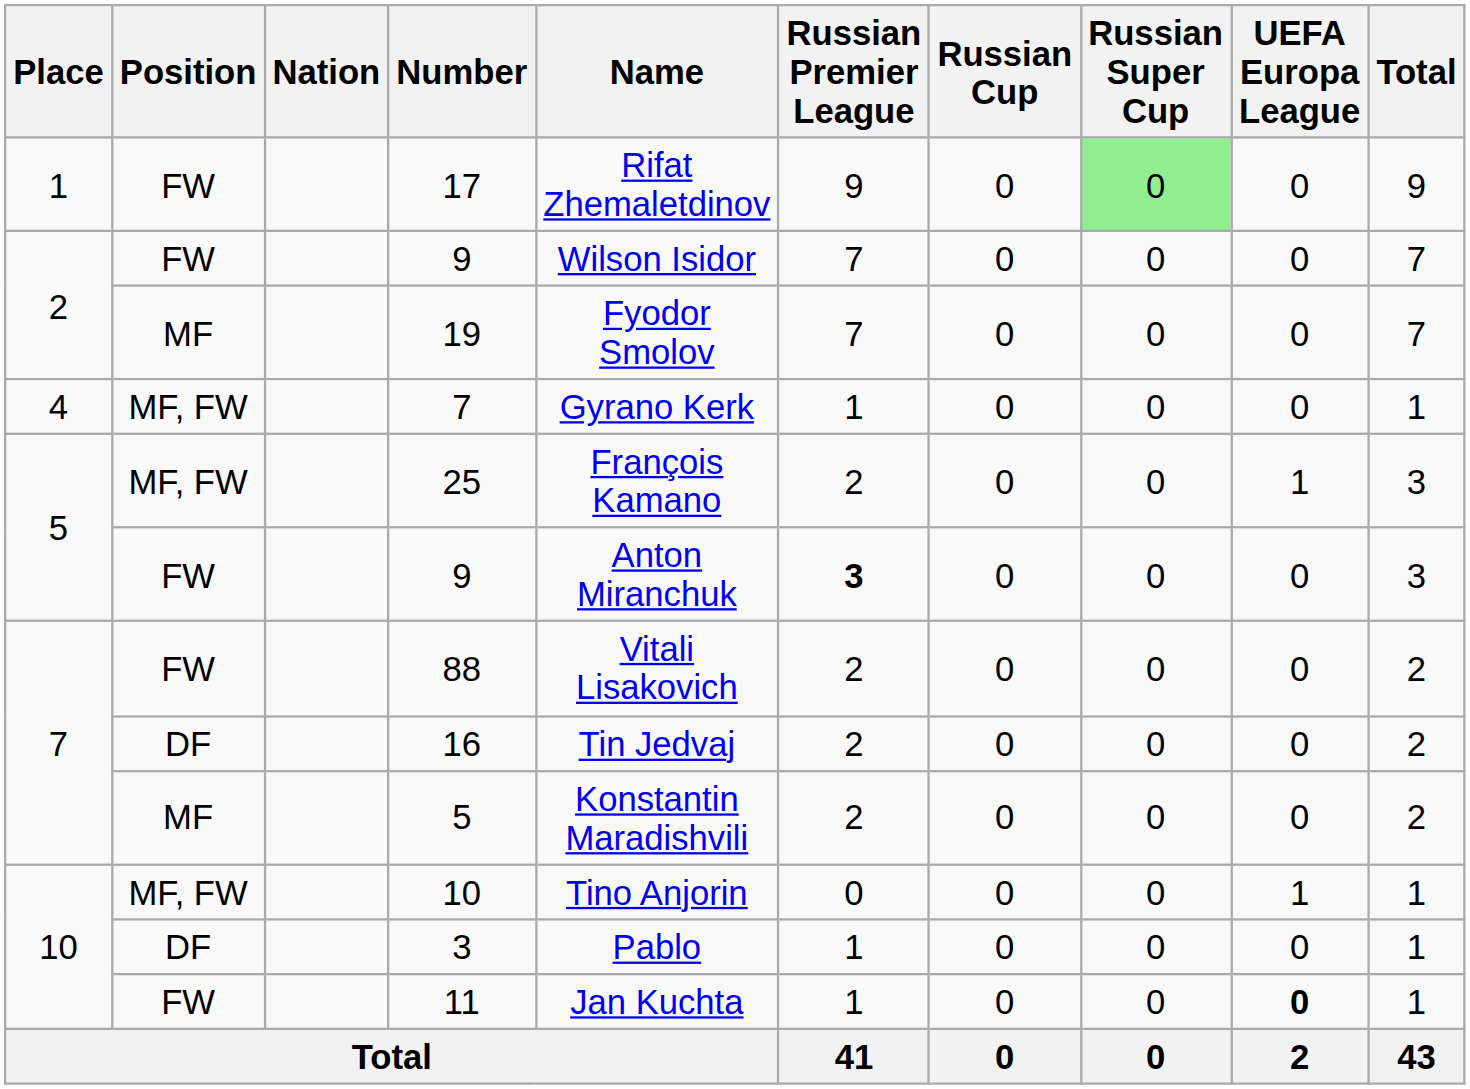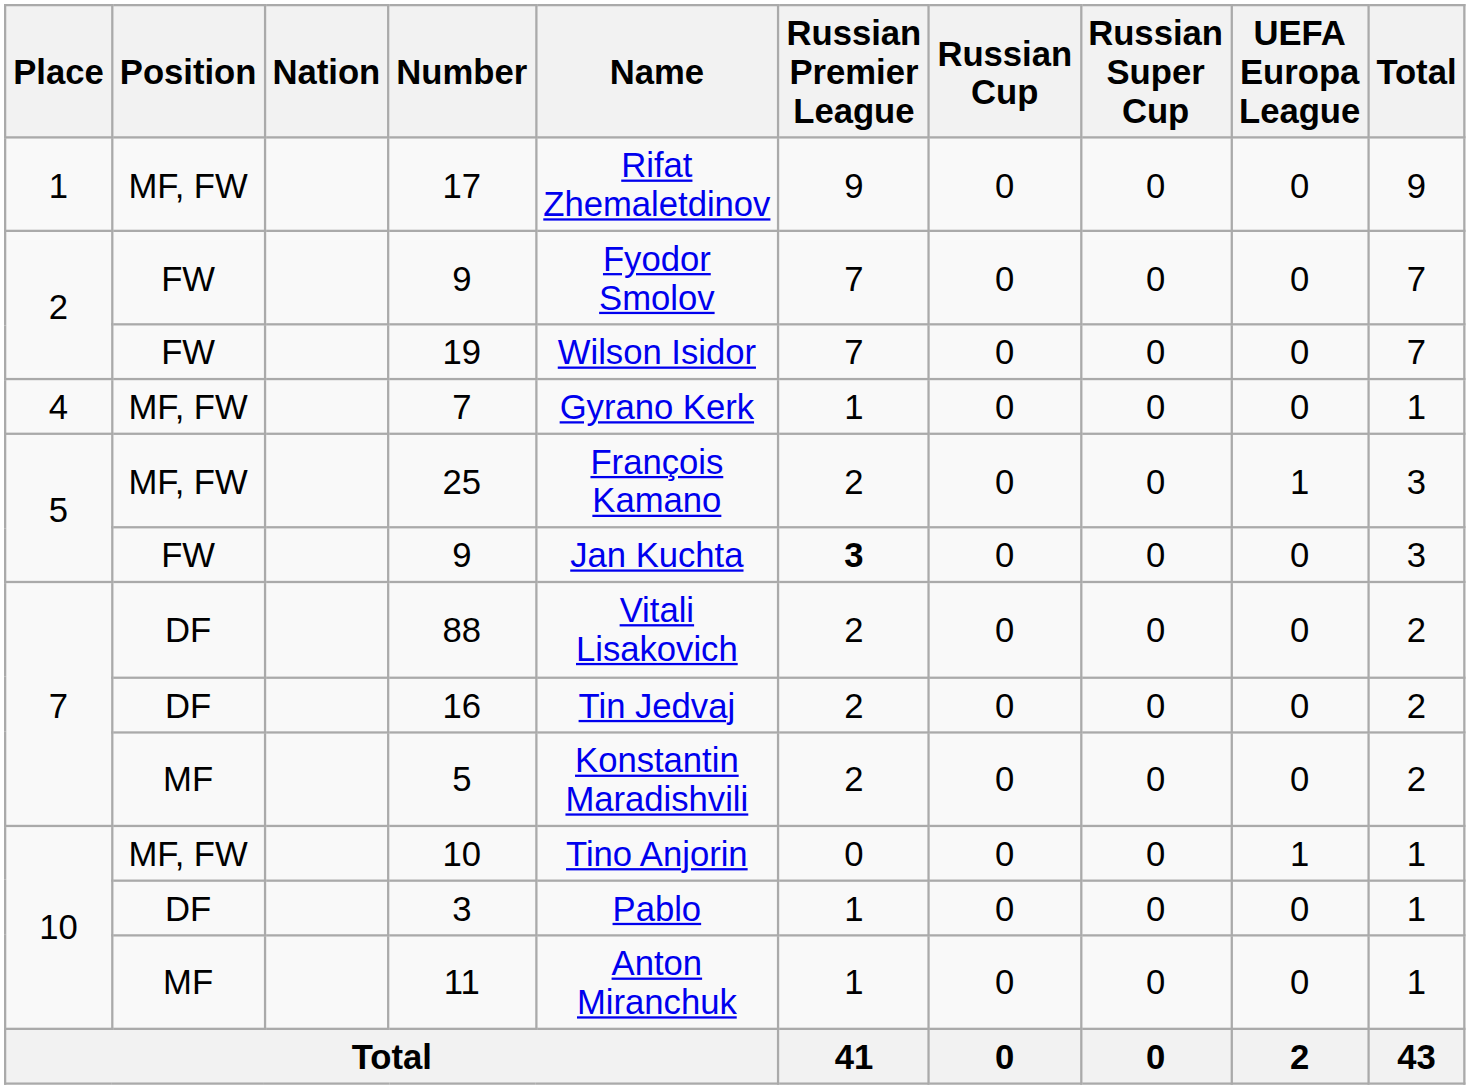(188, 185) FW -> (188, 185) MF, FW
(1156, 185) lightgreen background -> (1156, 185) no background
(657, 259) Wilson Isidor -> (657, 278) Fyodor Smolov
(188, 333) MF -> (188, 352) FW
(657, 333) Fyodor Smolov -> (657, 352) Wilson Isidor
(657, 575) Anton Miranchuk -> (657, 556) Jan Kuchta
(188, 669) FW -> (188, 630) DF
(188, 1001) FW -> (188, 982) MF
(657, 1001) Jan Kuchta -> (657, 982) Anton Miranchuk
(1300, 1001) bold -> (1300, 982) normal
